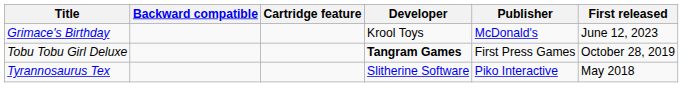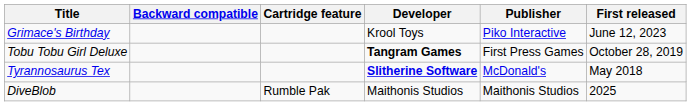(506, 33) McDonald's -> (524, 33) Piko Interactive
(418, 71) normal -> (422, 71) bold
(516, 71) Piko Interactive -> (514, 71) McDonald's
+ row: (32, 91)
